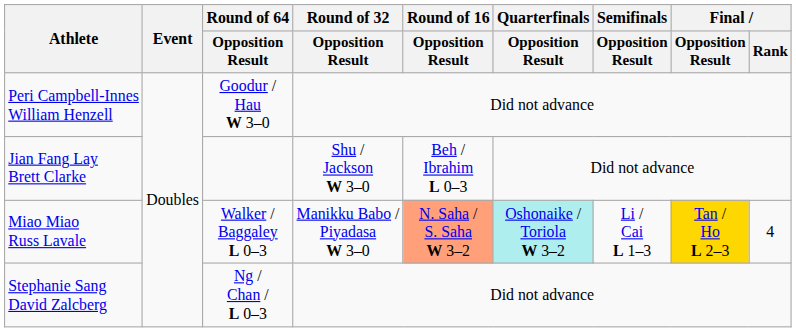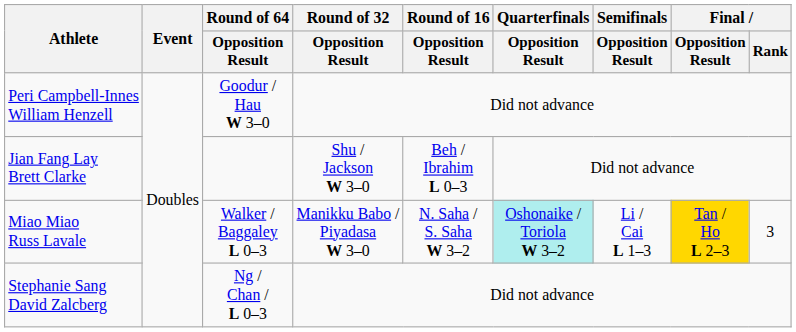(448, 232) lightsalmon background -> (448, 232) no background
(770, 232) 4 -> (770, 232) 3
